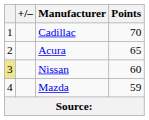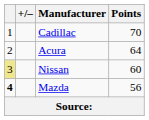(136, 51) 65 -> (136, 51) 64
(10, 88) normal -> (10, 88) bold
(136, 88) 59 -> (136, 88) 56
